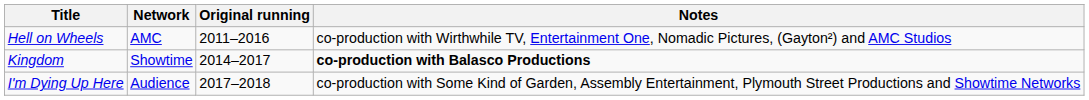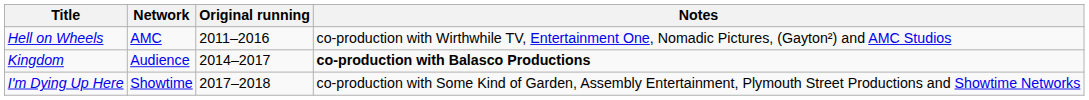(161, 60) Showtime -> (160, 60) Audience
(160, 83) Audience -> (161, 83) Showtime
